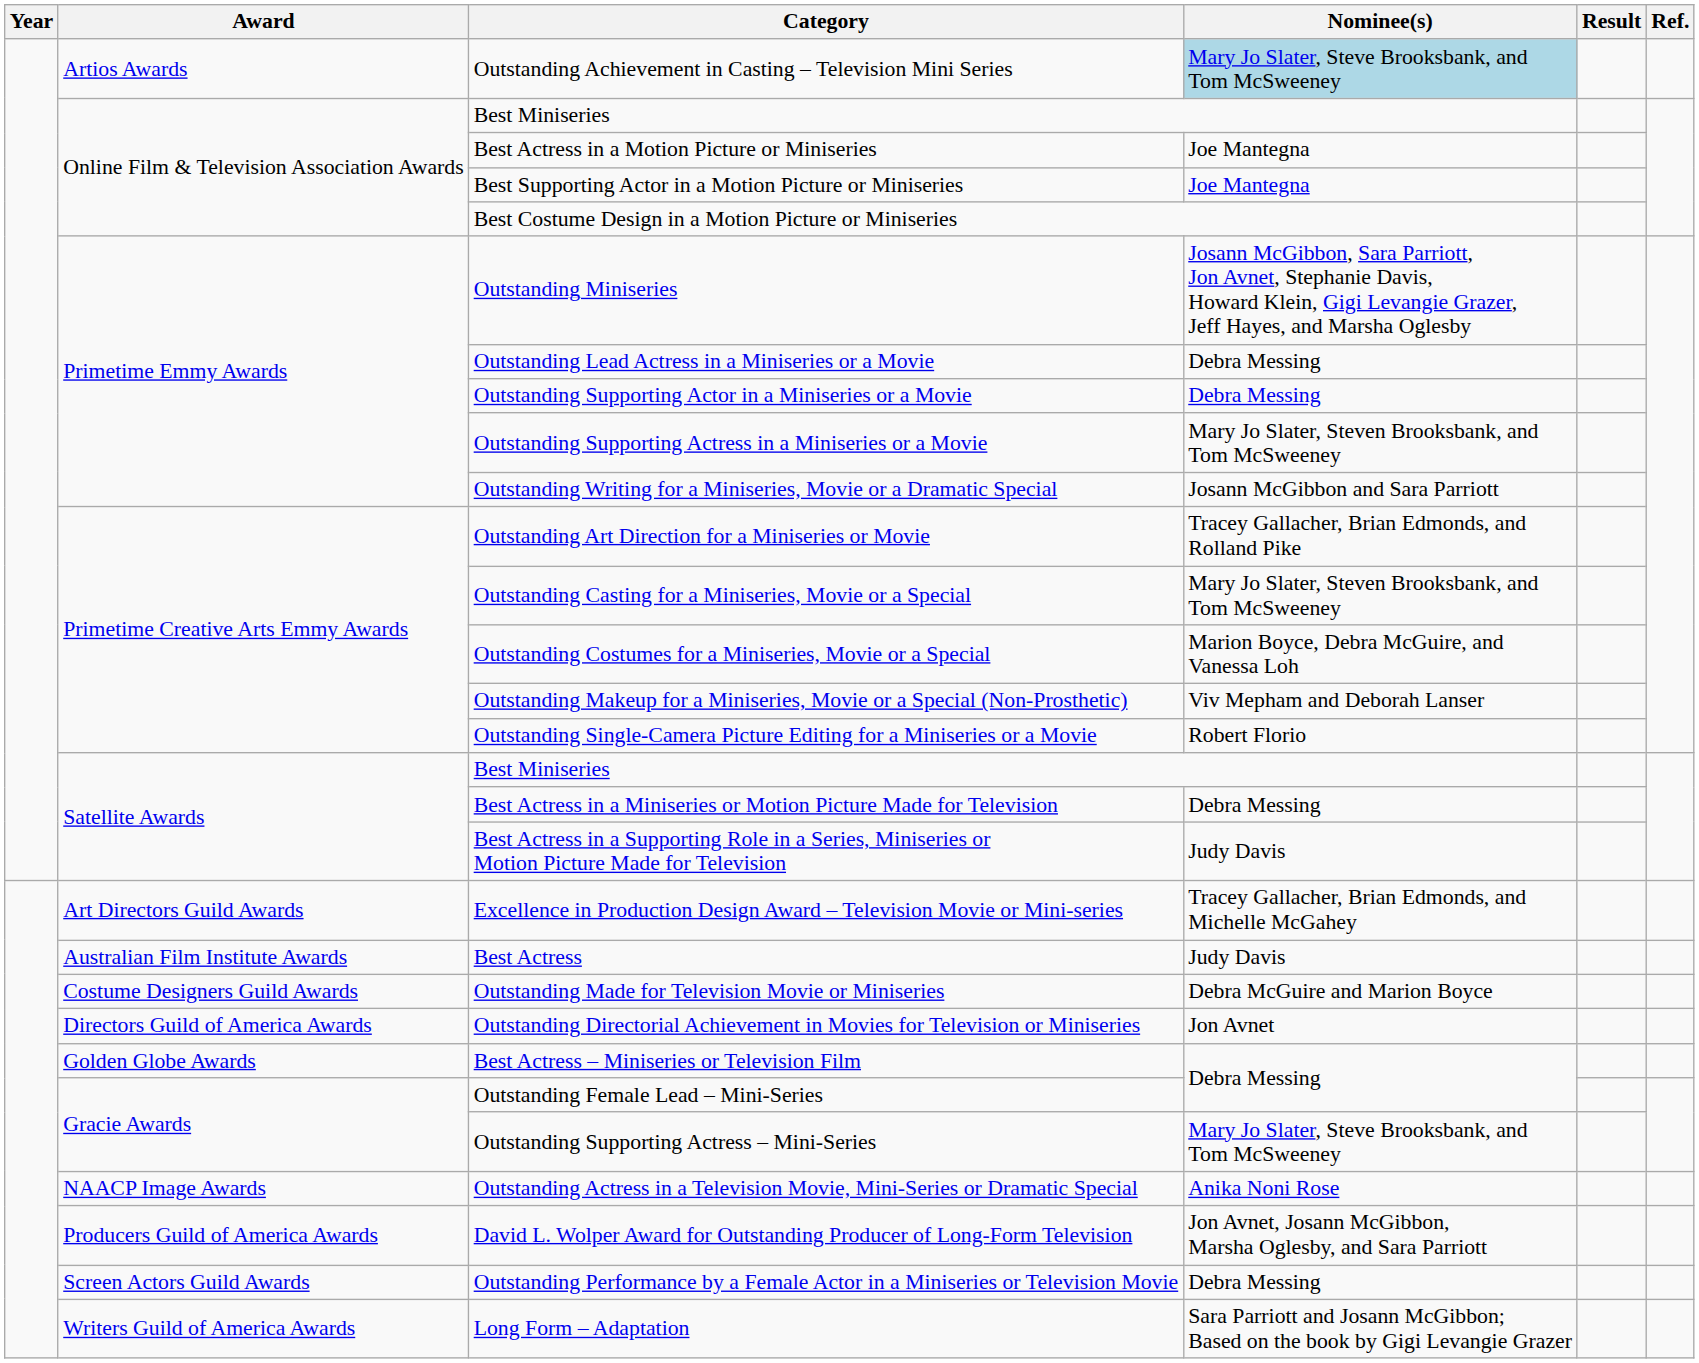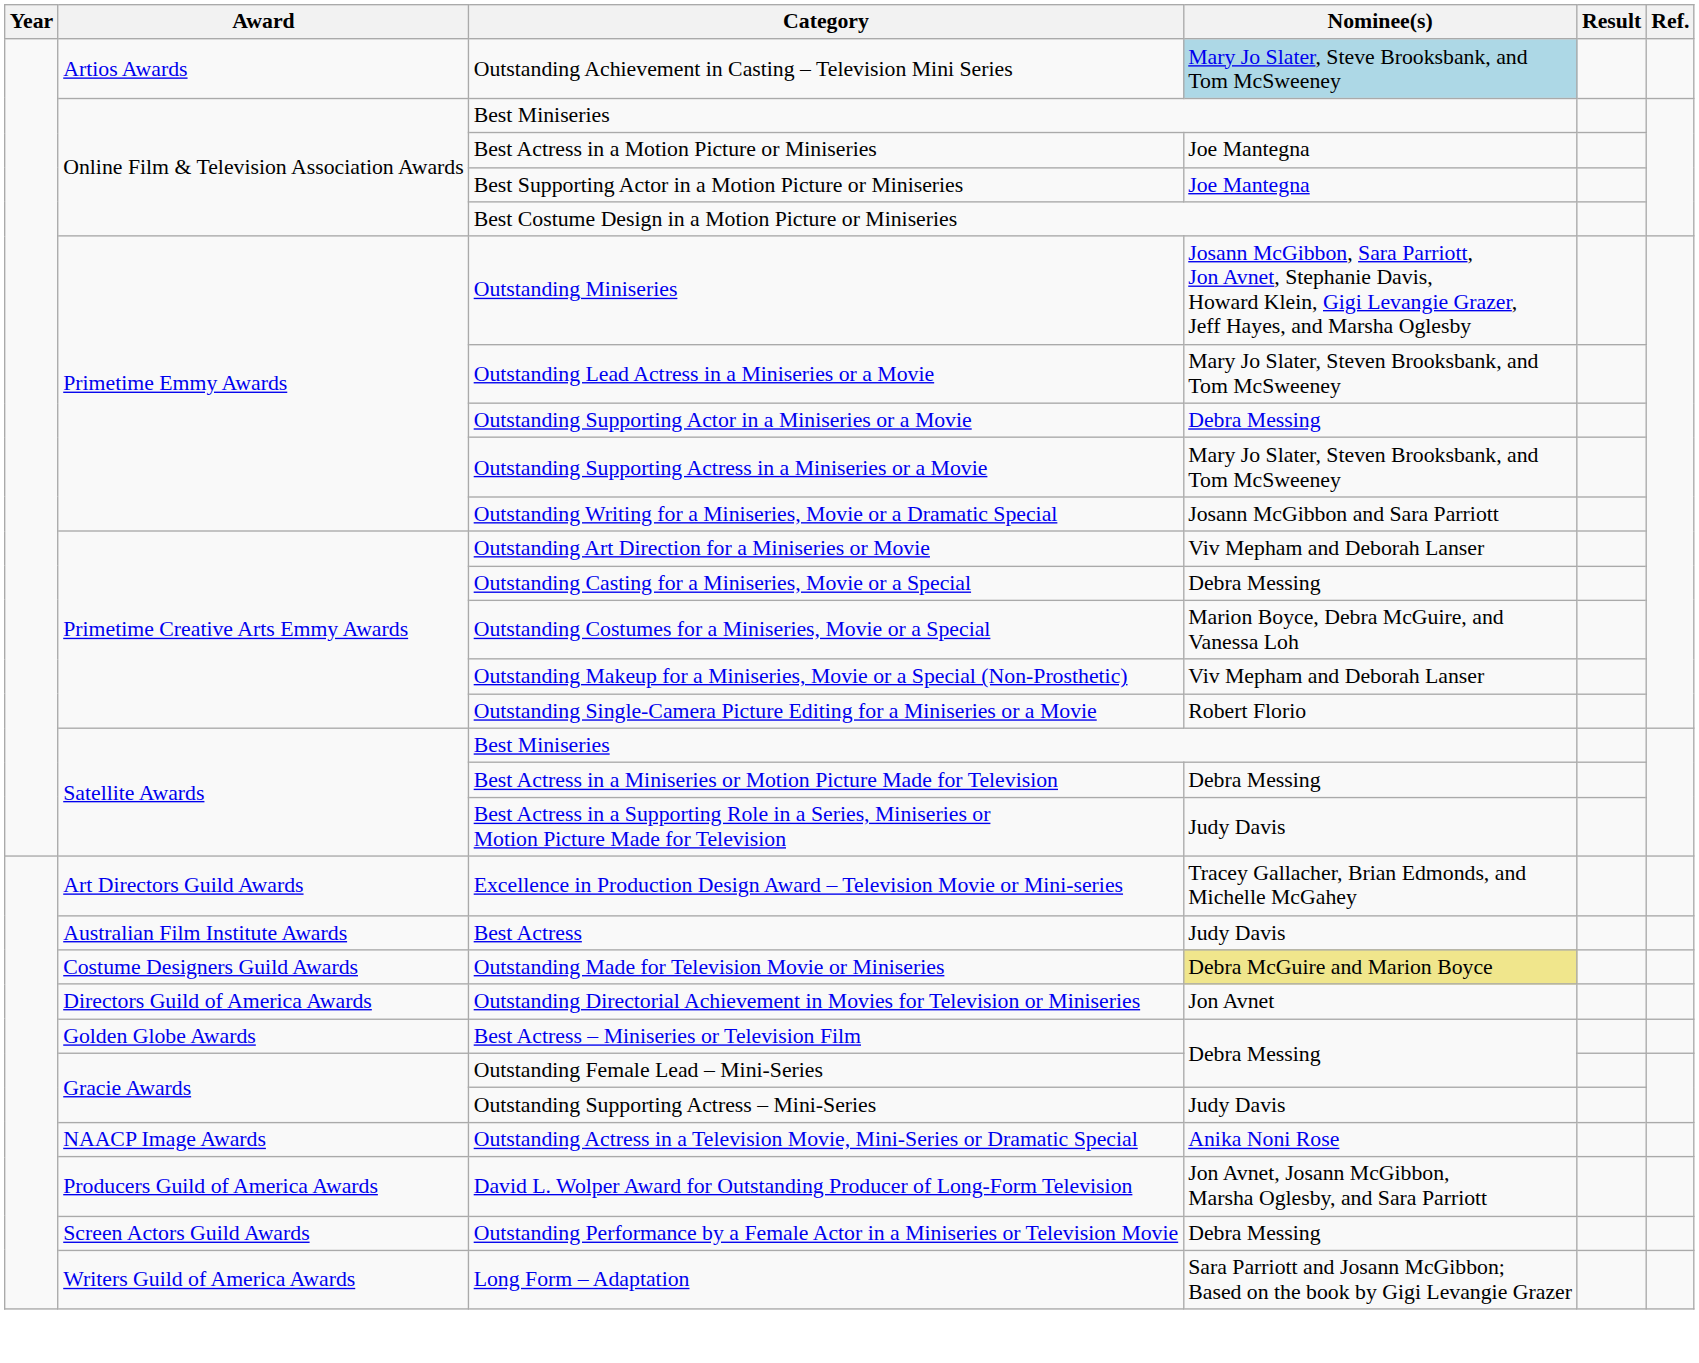(1254, 361) Debra Messing -> (1363, 373) Mary Jo Slater, Steven Brooksbank, and Tom McSweeney
(1357, 536) Tracey Gallacher, Brian Edmonds, and Rolland Pike -> (1336, 548) Viv Mepham and Deborah Lanser
(1363, 594) Mary Jo Slater, Steven Brooksbank, and Tom McSweeney -> (1254, 582) Debra Messing
(1341, 991) no background -> (1341, 966) khaki background
(1358, 1141) Mary Jo Slater, Steve Brooksbank, and Tom McSweeney -> (1237, 1104) Judy Davis
